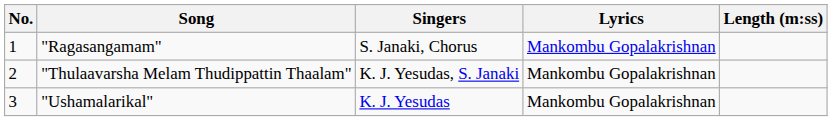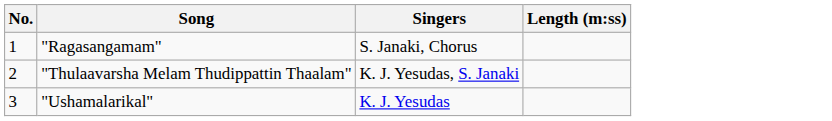- column: (621, 18)
